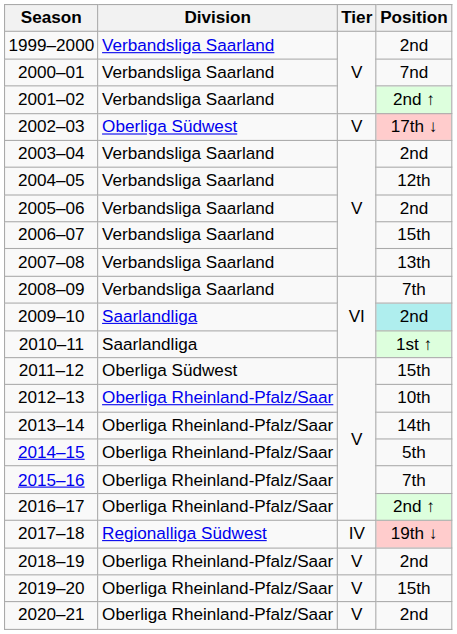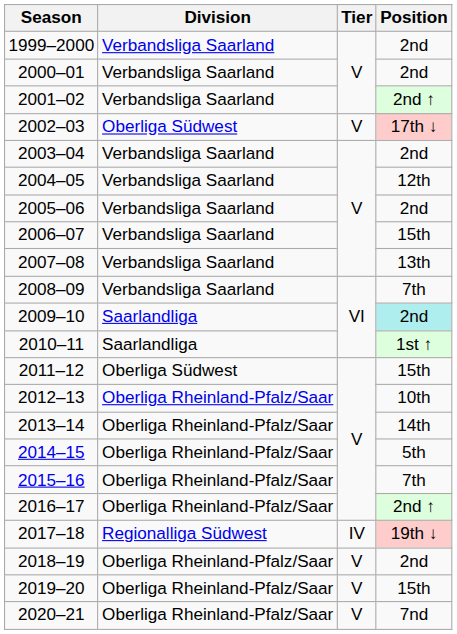(414, 72) 7nd -> (414, 72) 2nd
(414, 615) 2nd -> (414, 615) 7nd
